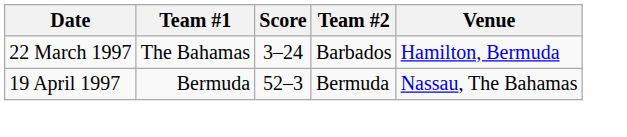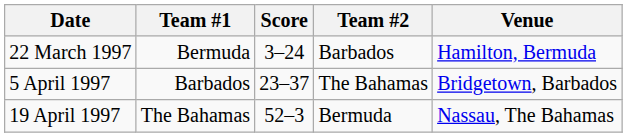(195, 52) The Bahamas -> (213, 52) Bermuda
+ row: (60, 83)
(213, 83) Bermuda -> (195, 115) The Bahamas
